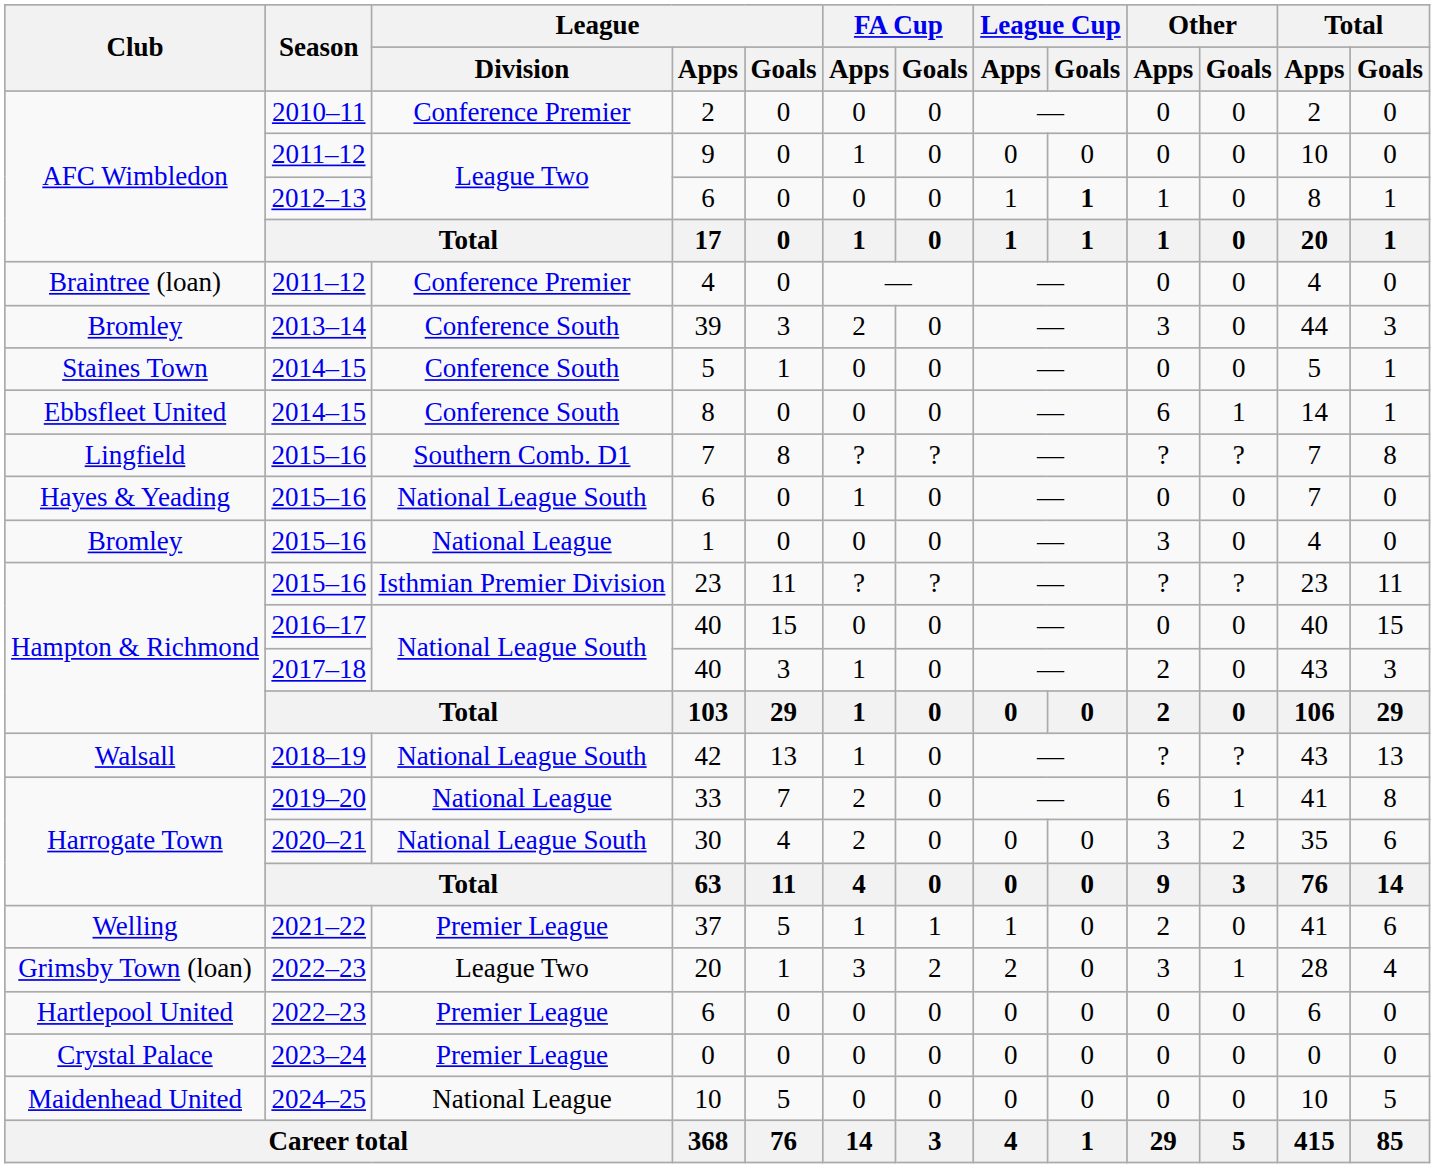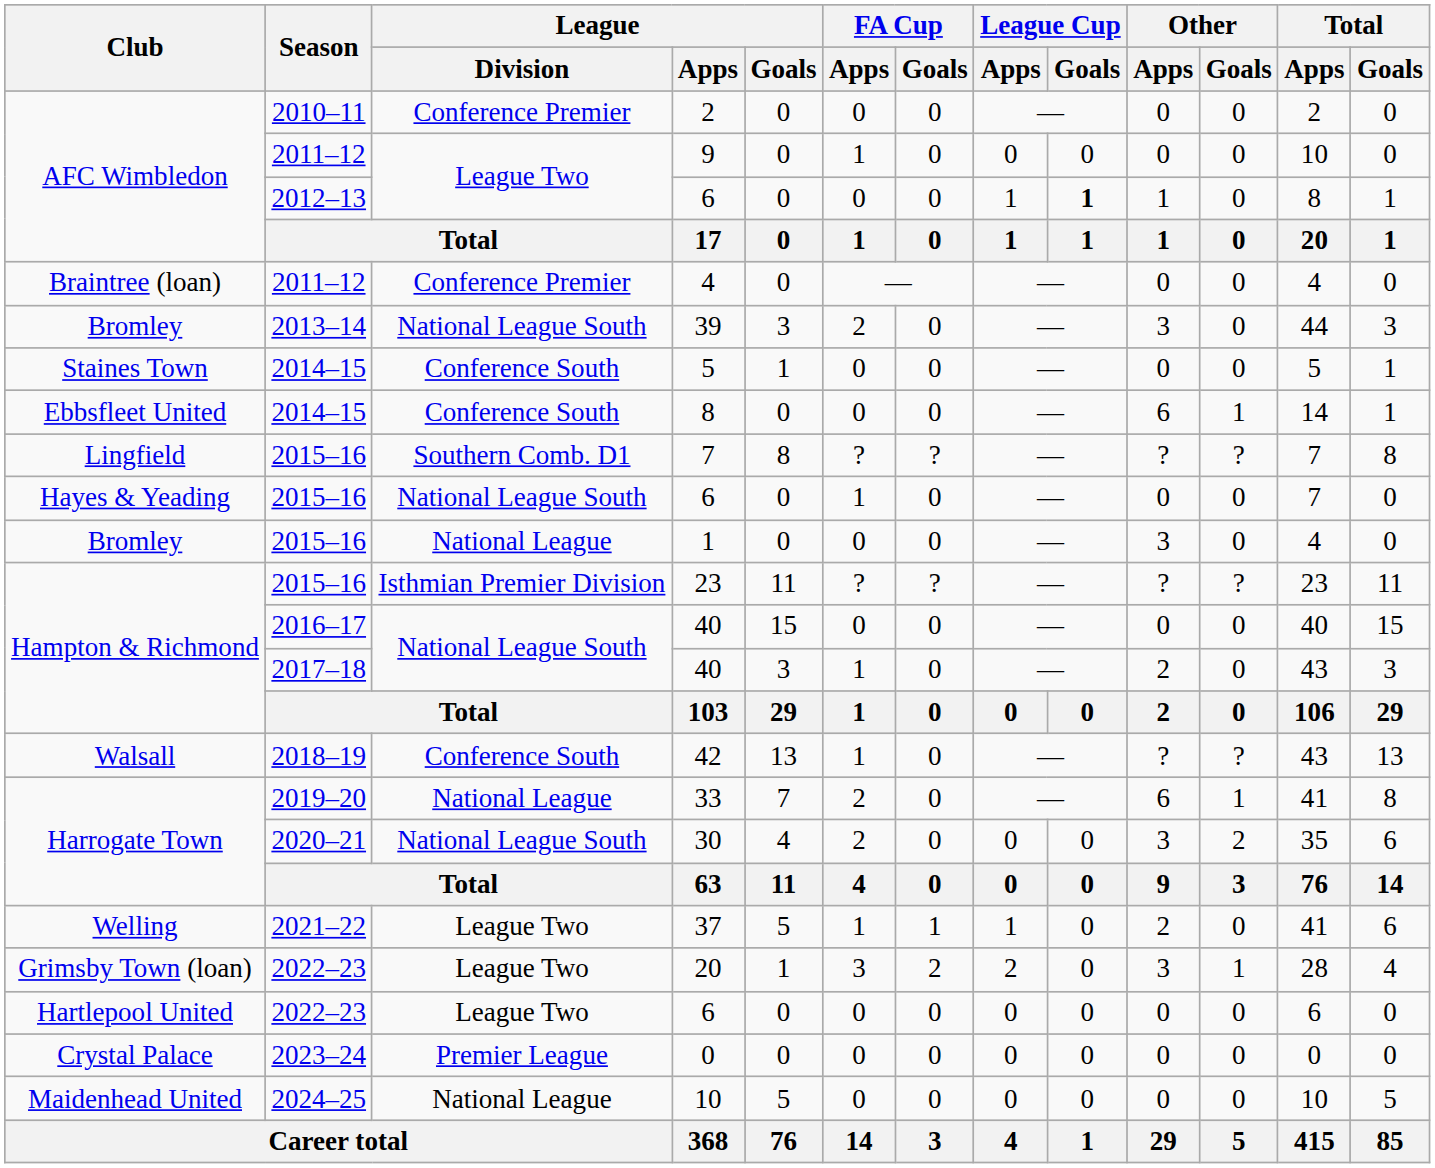(522, 326) Conference South -> (522, 326) National League South
(522, 754) National League South -> (522, 754) Conference South
(522, 926) Premier League -> (522, 926) League Two
(522, 1012) Premier League -> (522, 1012) League Two
